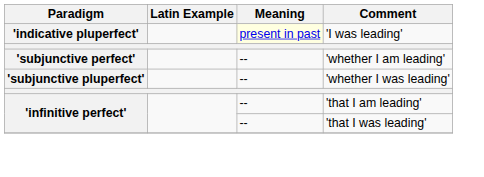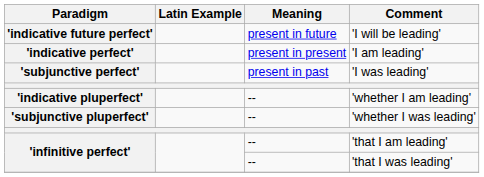+ row: (396, 33)
+ row: (388, 53)
(76, 33) 'indicative pluperfect' -> (80, 72) 'subjunctive perfect'
(280, 33) lightyellow background -> (288, 72) no background
(76, 59) 'subjunctive perfect' -> (80, 98) 'indicative pluperfect'
